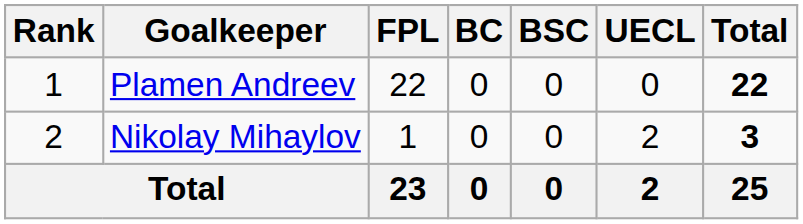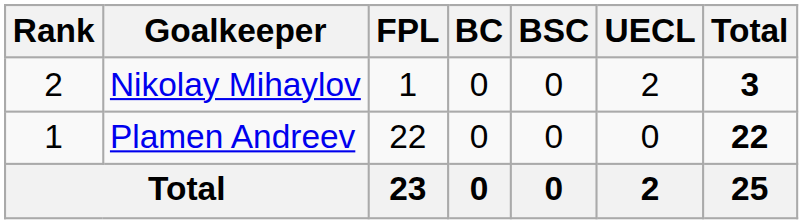rows swapped: (233, 84) <-> (235, 137)
